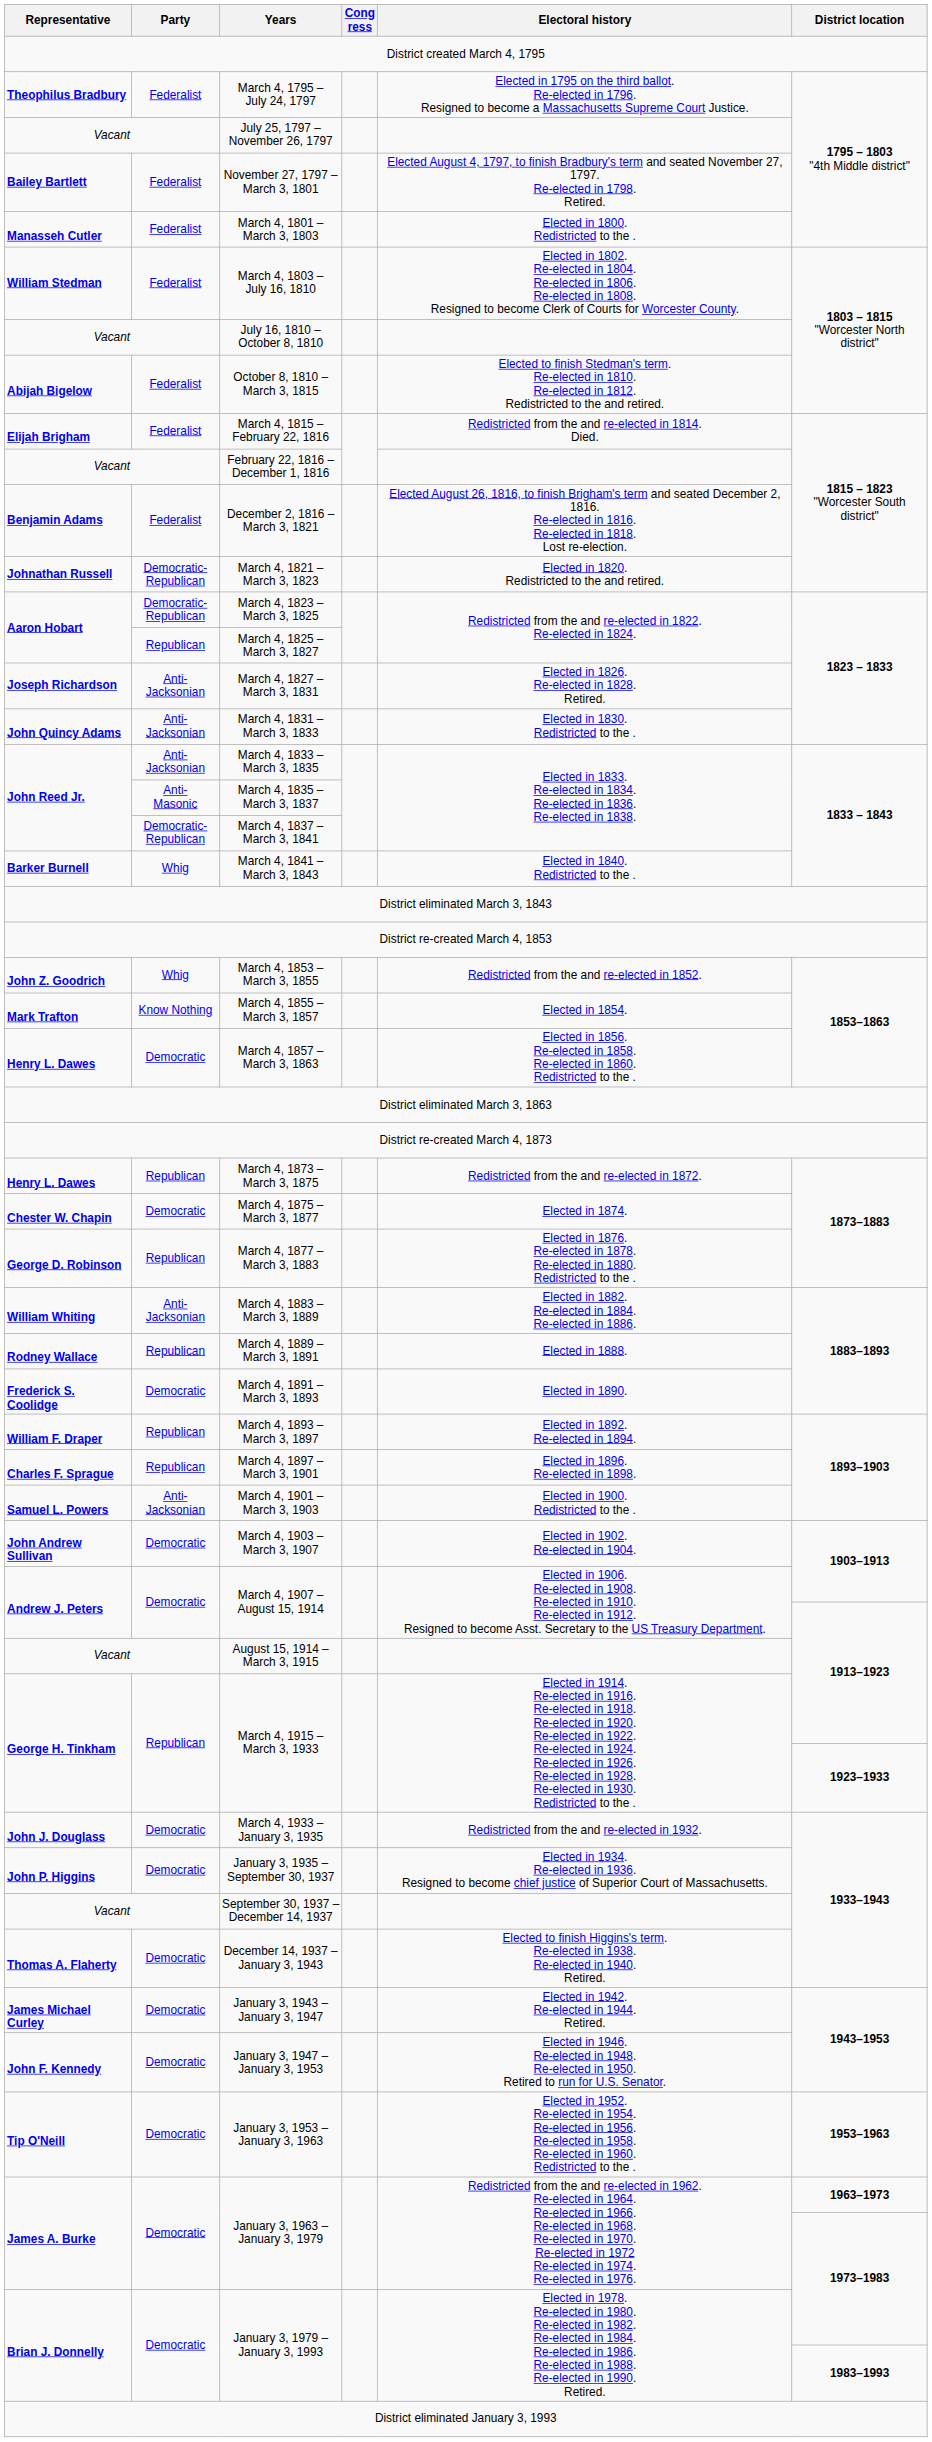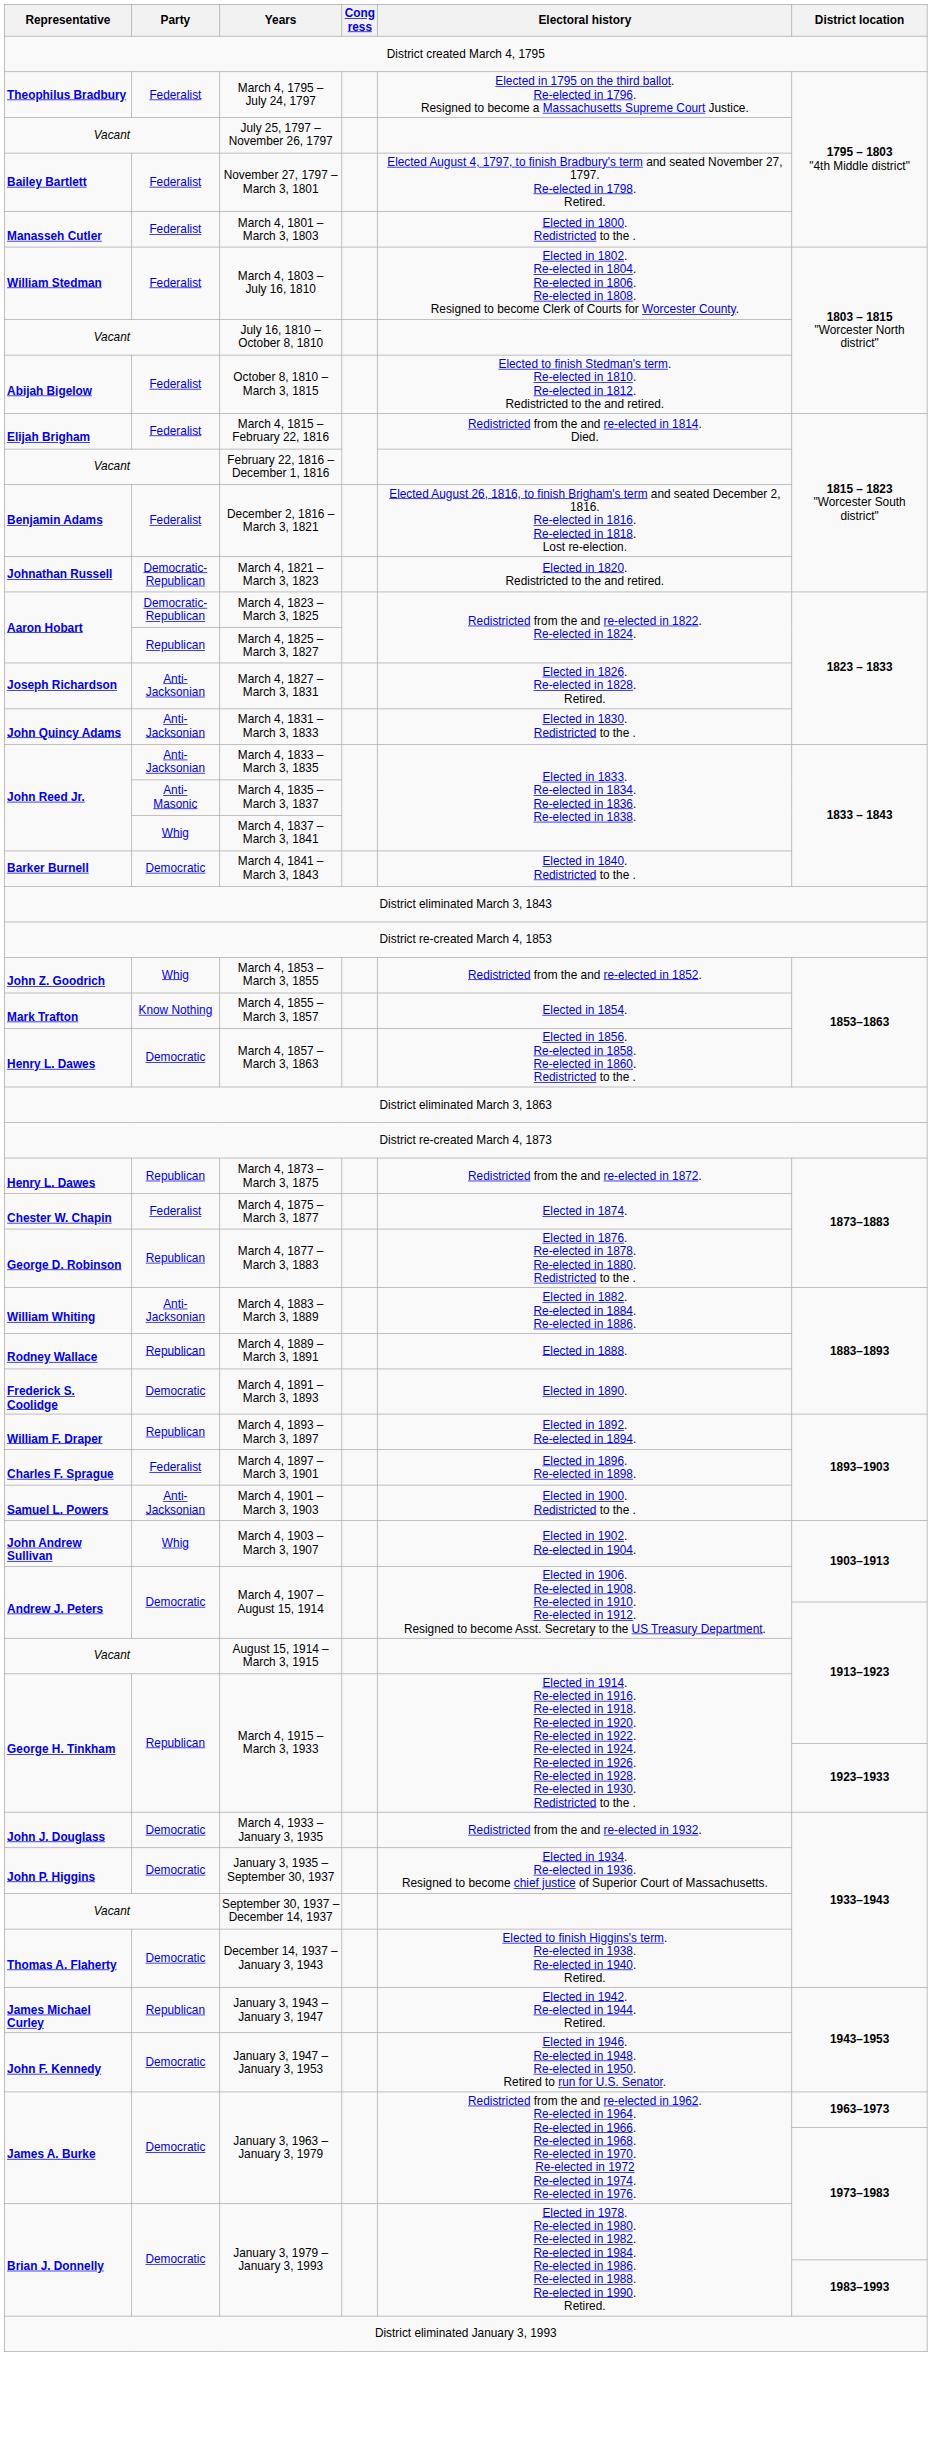(175, 833) Democratic- Republican -> (175, 833) Whig
(175, 868) Whig -> (175, 868) Democratic
(175, 1211) Democratic -> (175, 1211) Federalist
(175, 1467) Republican -> (175, 1467) Federalist
(175, 1543) Democratic -> (175, 1543) Whig
(175, 2010) Democratic -> (175, 2010) Republican
- row: (36, 2141)
